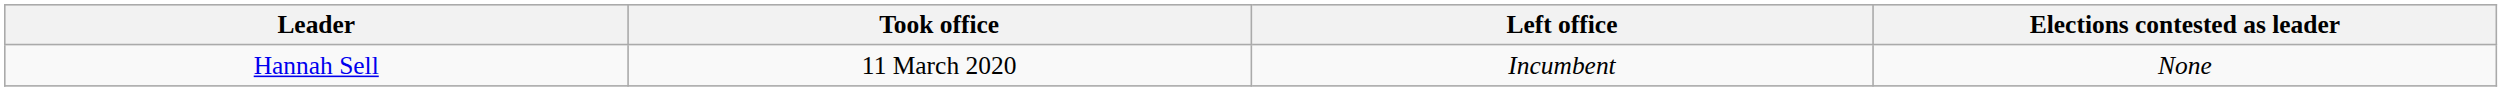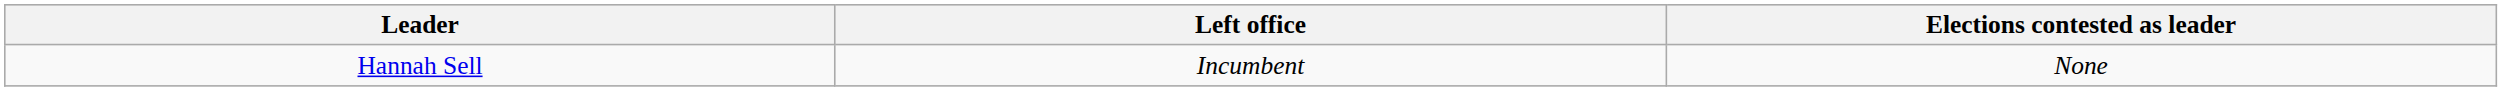- column: (939, 24)
